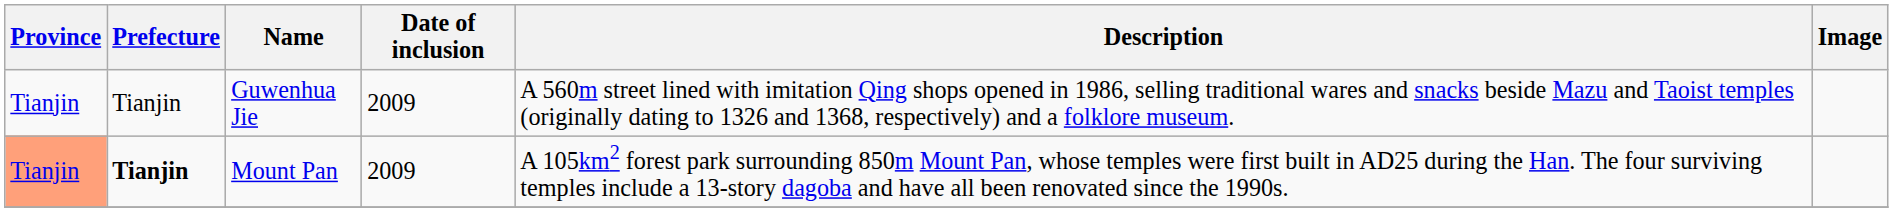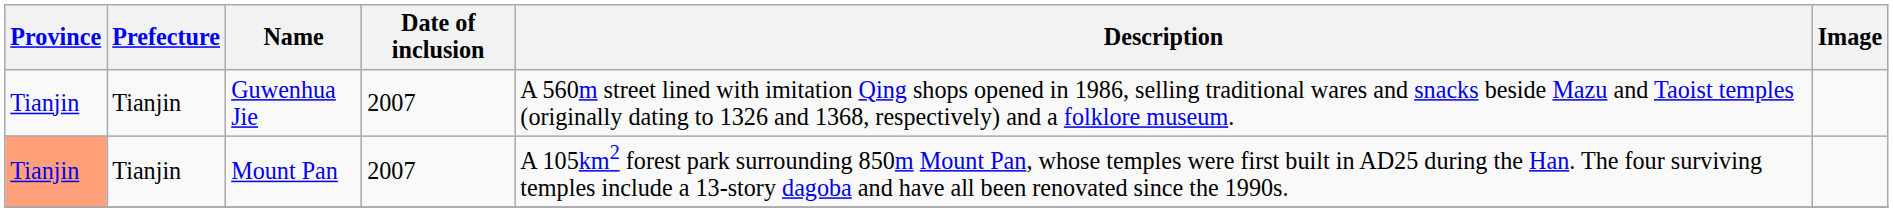(391, 102) 2009 -> (391, 102) 2007
(150, 171) bold -> (147, 171) normal
(391, 171) 2009 -> (391, 171) 2007
